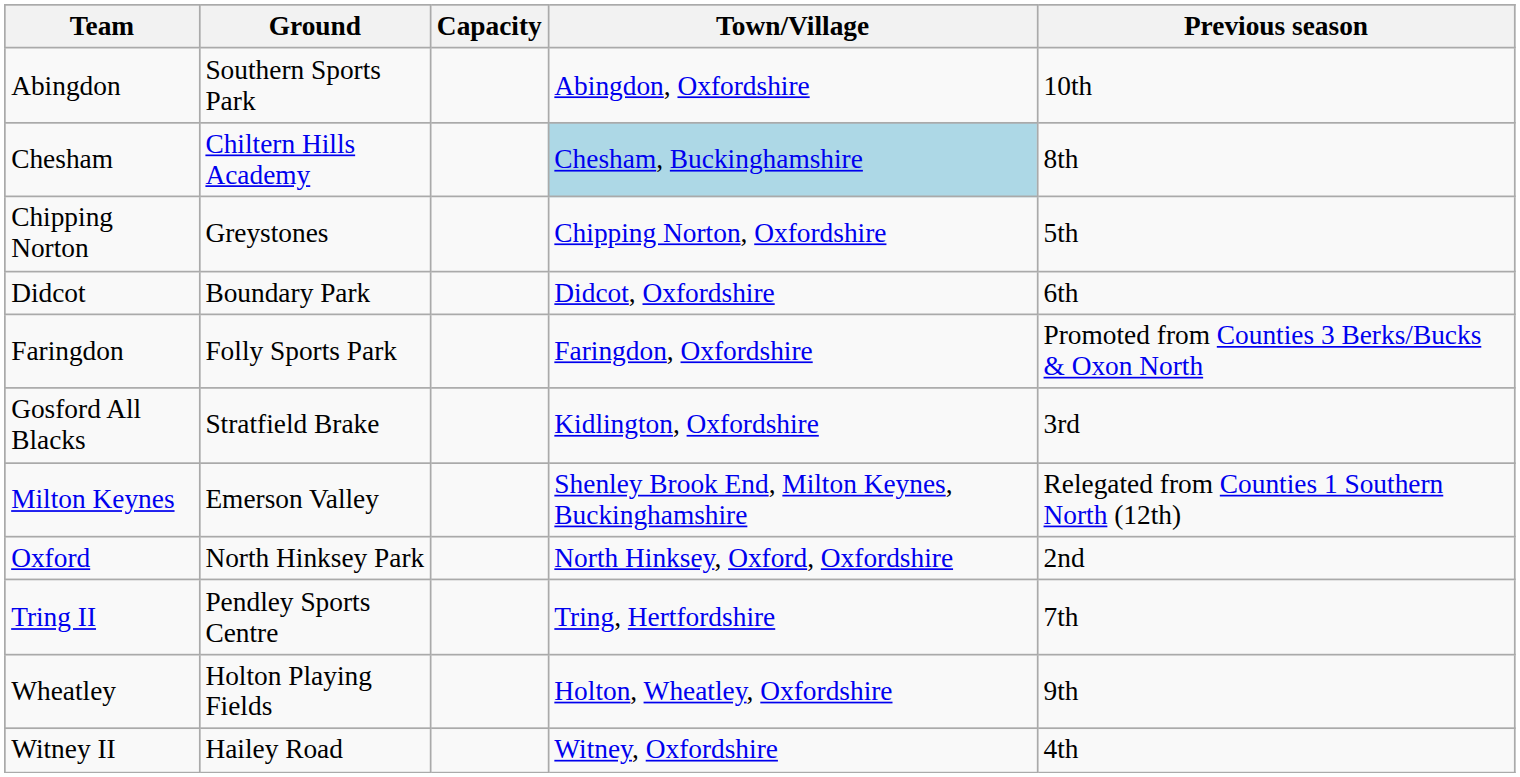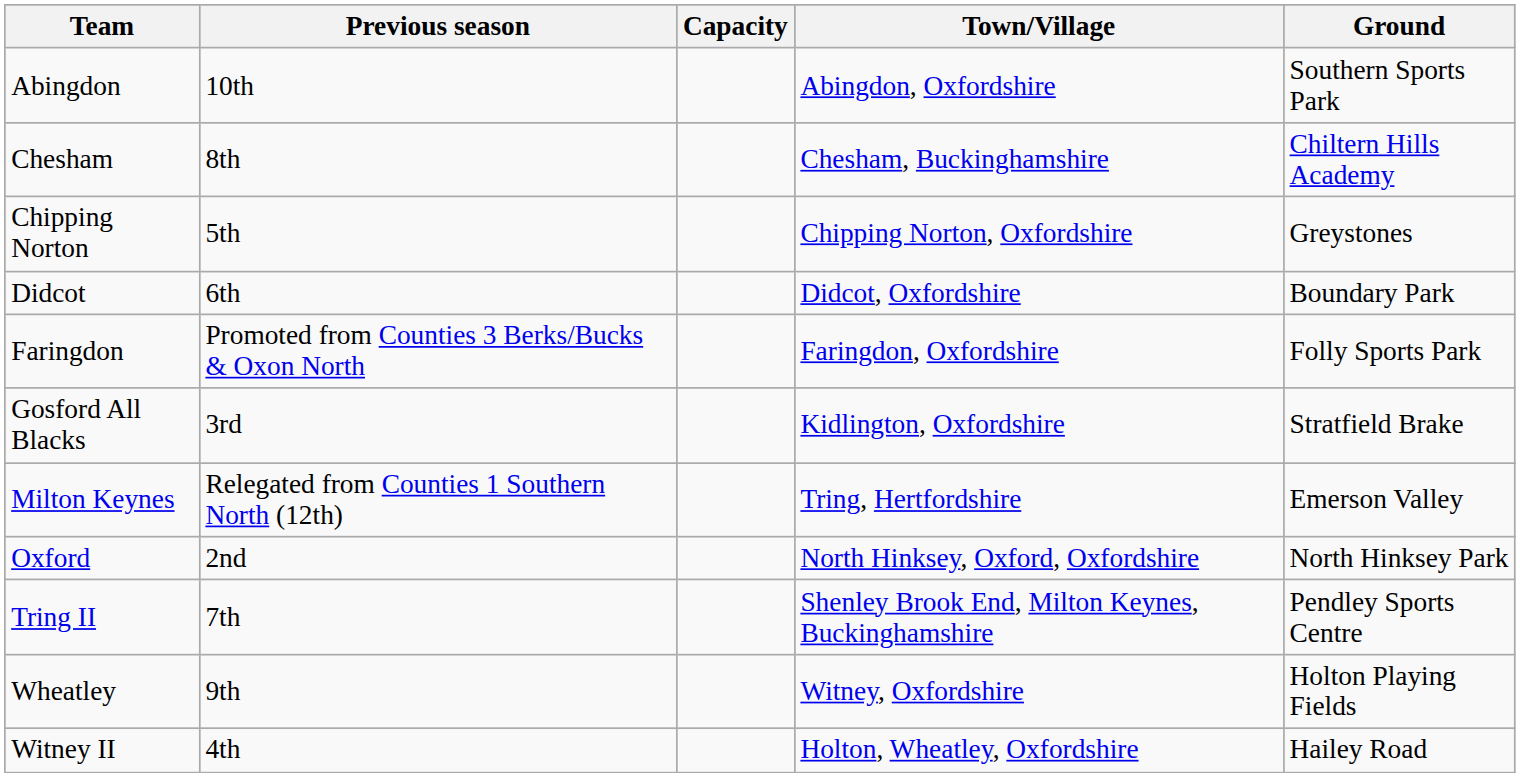columns swapped: (315, 26) <-> (1276, 26)
(709, 159) lightblue background -> (955, 159) no background
(753, 499) Shenley Brook End, Milton Keynes, Buckinghamshire -> (911, 499) Tring, Hertfordshire
(665, 616) Tring, Hertfordshire -> (1000, 616) Shenley Brook End, Milton Keynes, Buckinghamshire
(723, 690) Holton, Wheatley, Oxfordshire -> (912, 690) Witney, Oxfordshire
(666, 749) Witney, Oxfordshire -> (969, 749) Holton, Wheatley, Oxfordshire
